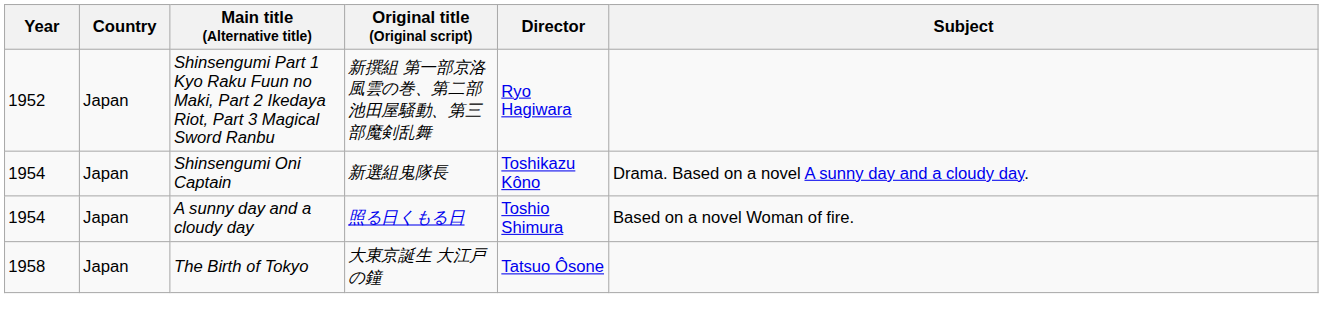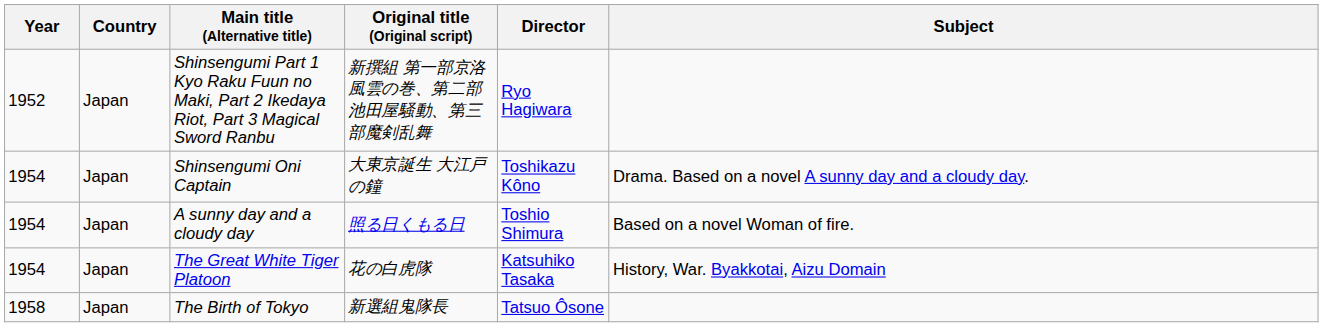(398, 172) 新選組鬼隊長 -> (417, 176) 大東京誕生 大江戸の鐘
+ row: (256, 269)
(417, 266) 大東京誕生 大江戸の鐘 -> (398, 306) 新選組鬼隊長
